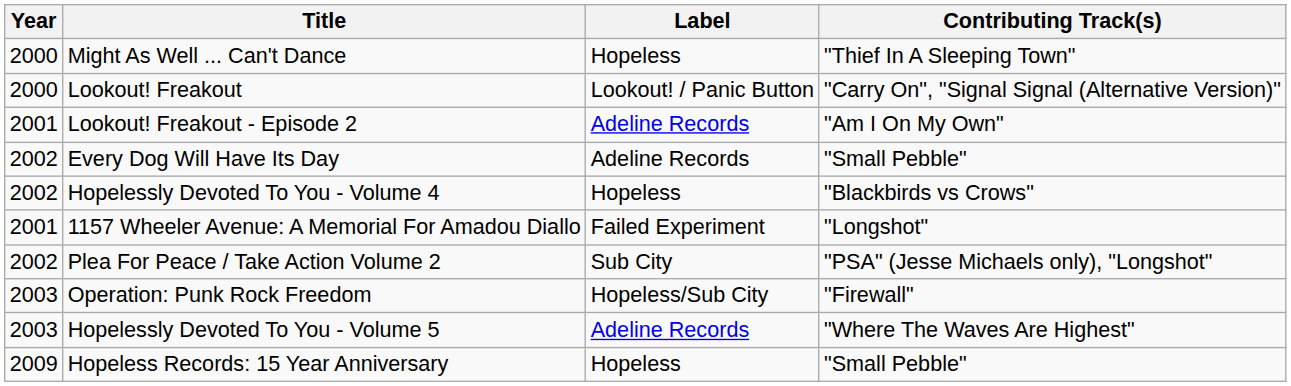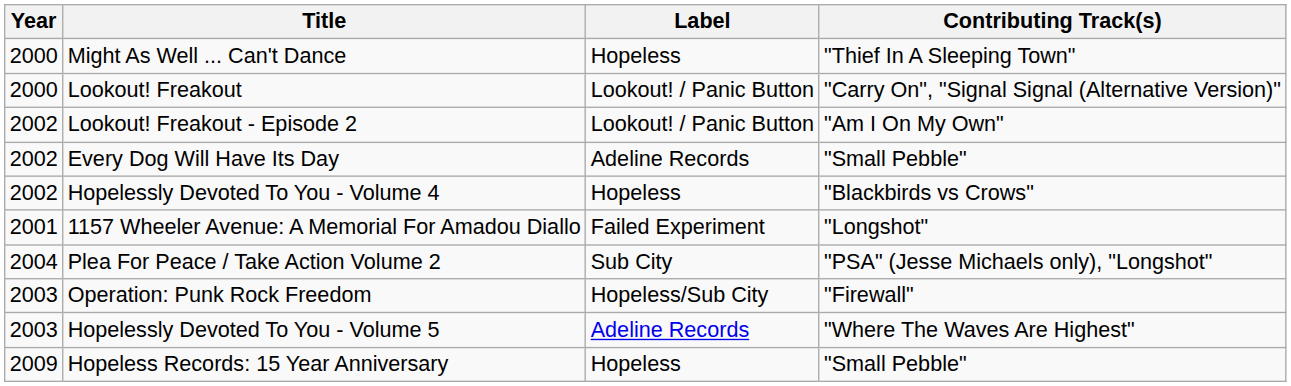(34, 124) 2001 -> (34, 124) 2002
(670, 124) Adeline Records -> (702, 124) Lookout! / Panic Button
(34, 261) 2002 -> (34, 261) 2004
